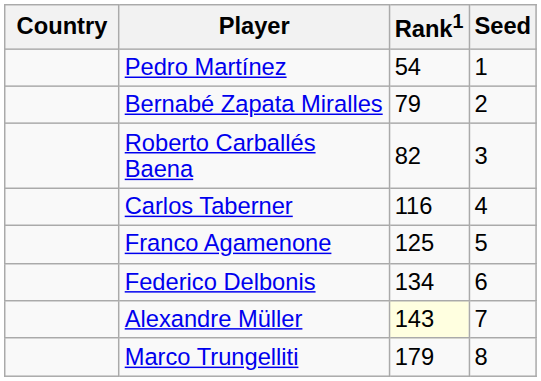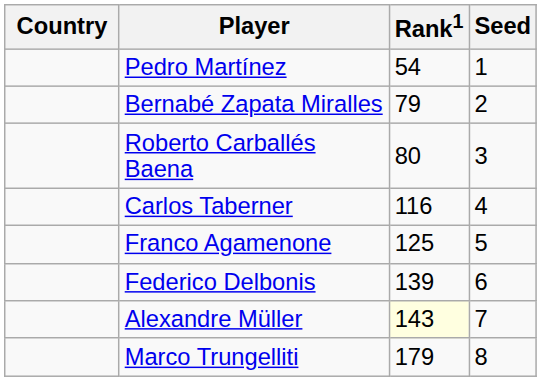(408, 155) 82 -> (408, 155) 80
(414, 281) 134 -> (414, 281) 139
